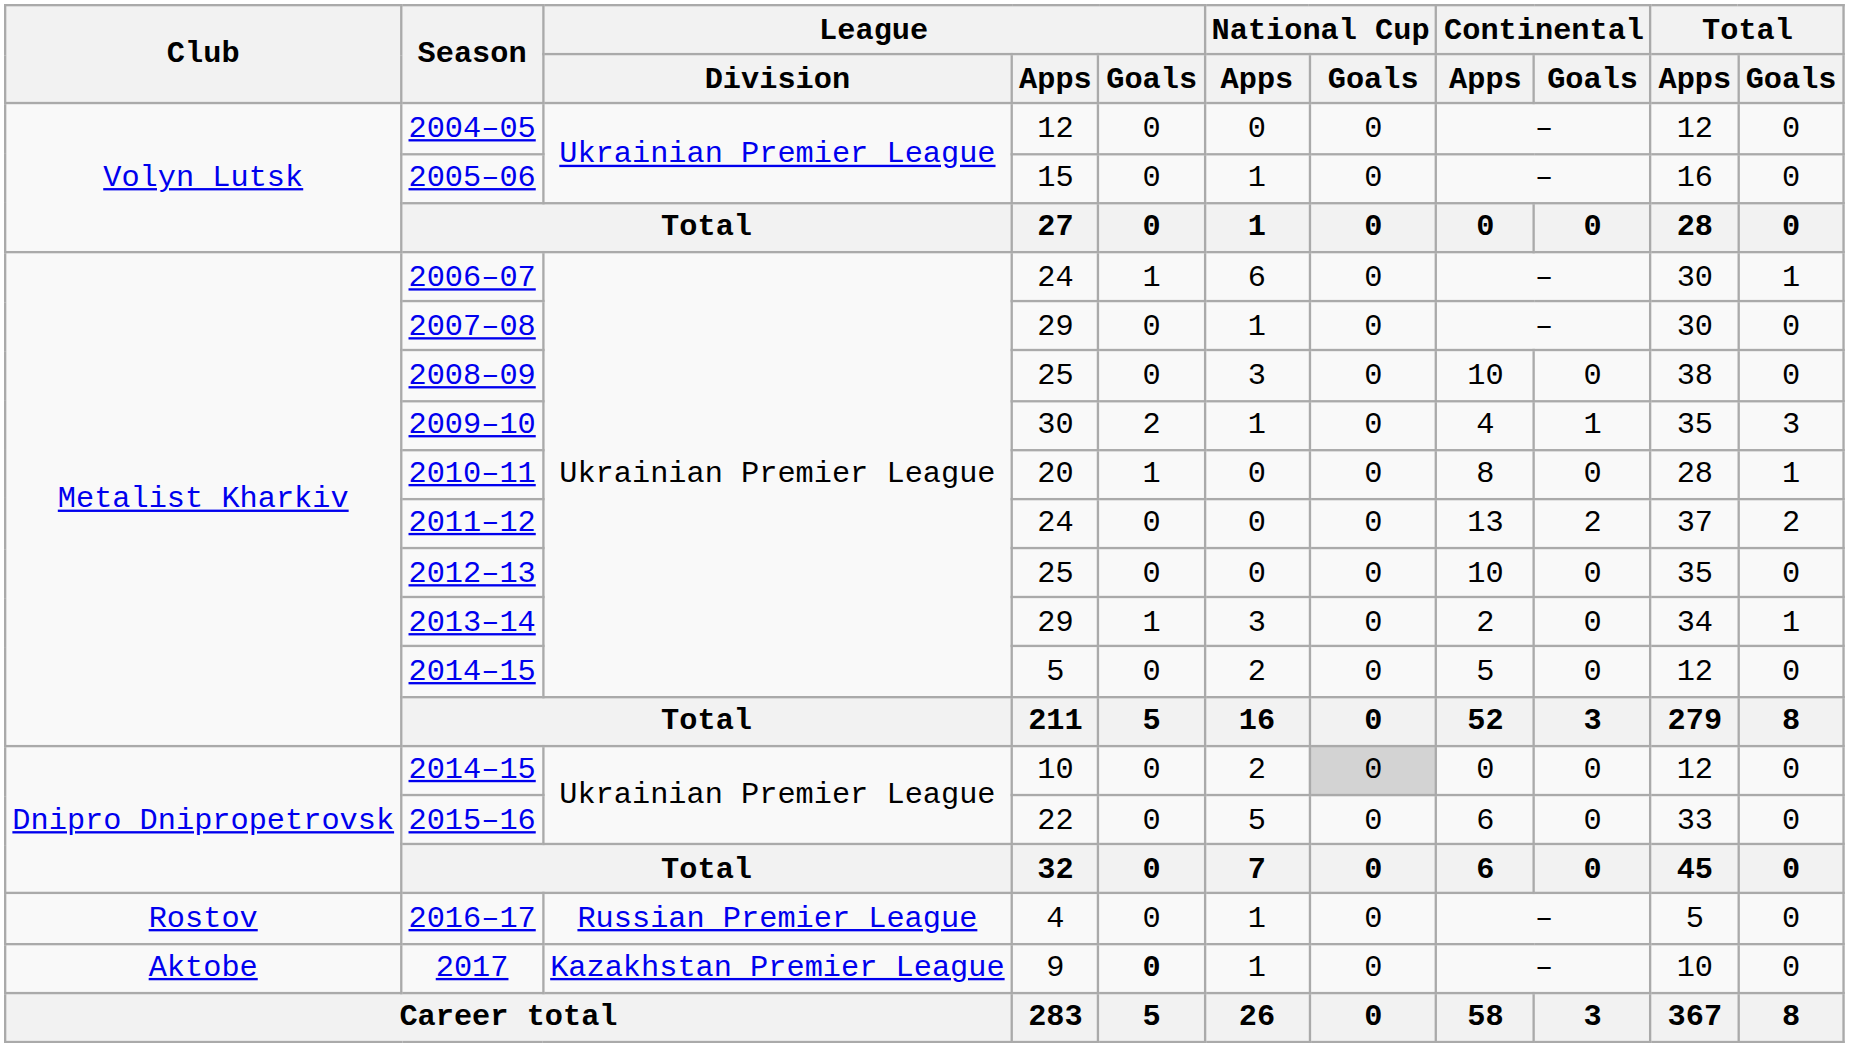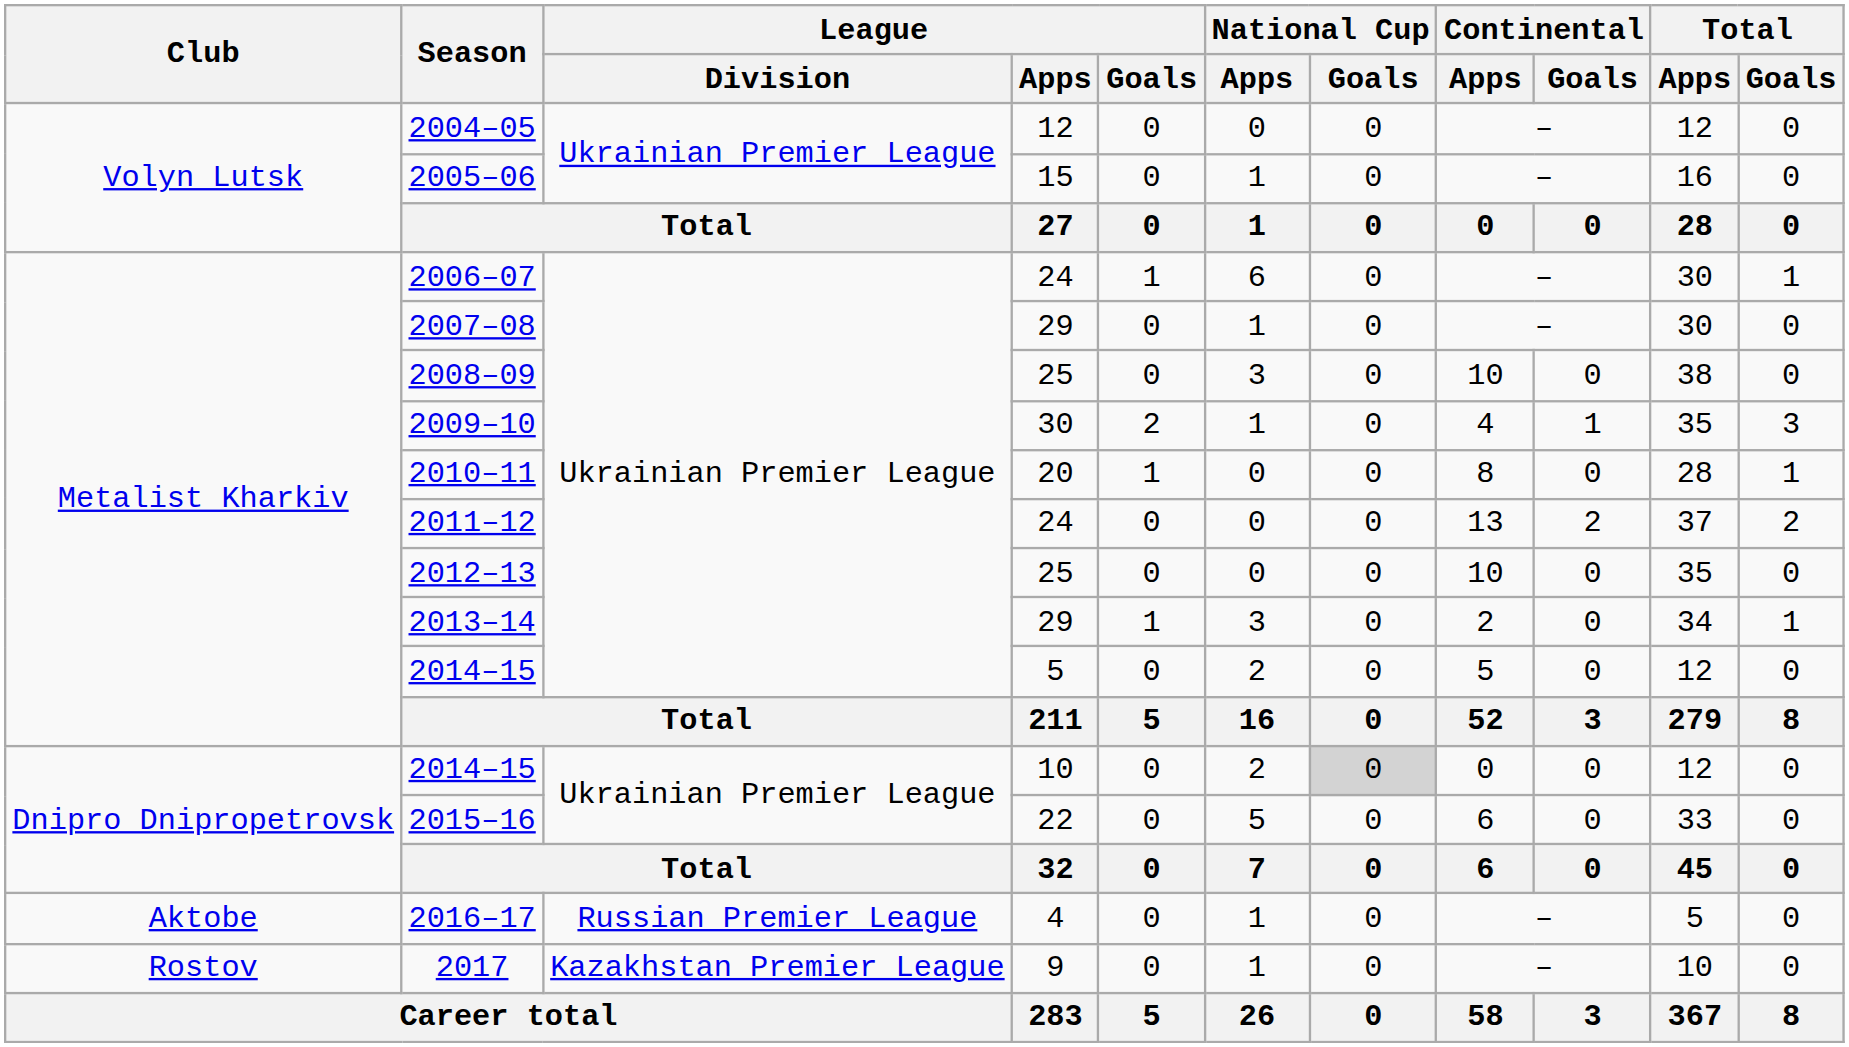(203, 918) Rostov -> (203, 918) Aktobe
(203, 968) Aktobe -> (203, 968) Rostov
(1152, 968) bold -> (1152, 968) normal
